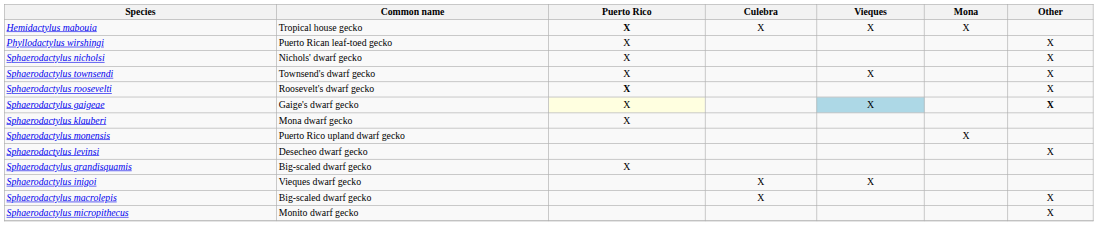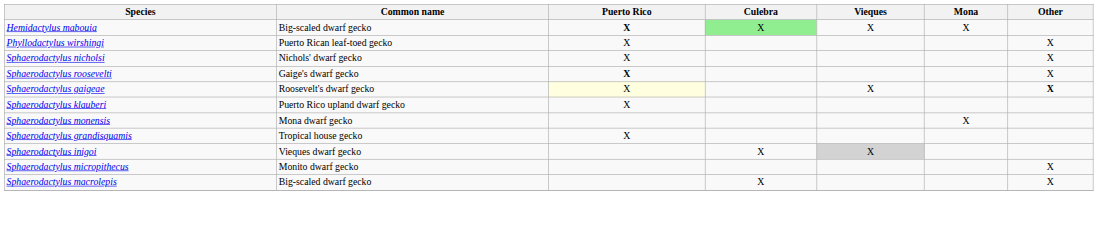(321, 27) Tropical house gecko -> (325, 27) Big-scaled dwarf gecko
(761, 27) no background -> (761, 27) lightgreen background
- row: (60, 74)
(326, 89) Roosevelt's dwarf gecko -> (319, 74) Gaige's dwarf gecko
(319, 105) Gaige's dwarf gecko -> (326, 89) Roosevelt's dwarf gecko
(870, 105) lightblue background -> (870, 89) no background
(316, 120) Mona dwarf gecko -> (342, 105) Puerto Rico upland dwarf gecko
(342, 136) Puerto Rico upland dwarf gecko -> (316, 120) Mona dwarf gecko
- row: (53, 151)
(325, 167) Big-scaled dwarf gecko -> (321, 136) Tropical house gecko
(870, 182) no background -> (870, 151) lightgrey background
rows swapped: (62, 197) <-> (68, 213)
